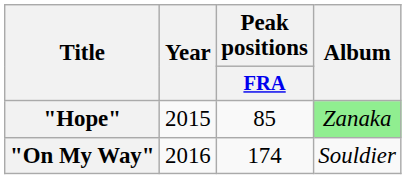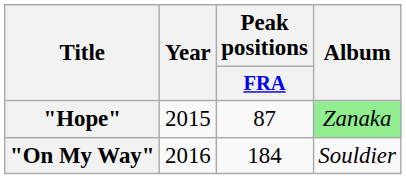(265, 118) 85 -> (265, 118) 87
(265, 154) 174 -> (265, 154) 184
